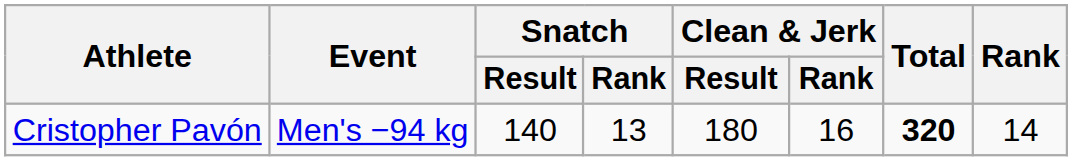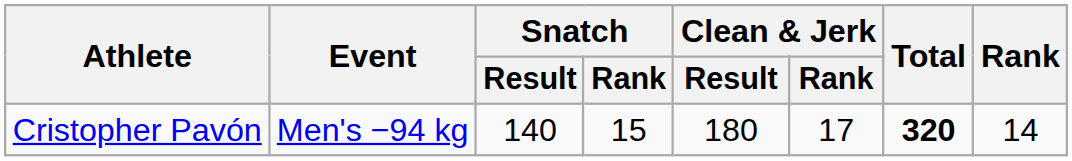(629, 130) 13 -> (629, 130) 15
(836, 130) 16 -> (836, 130) 17
